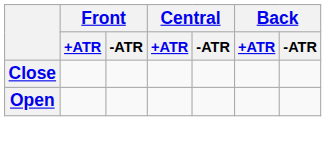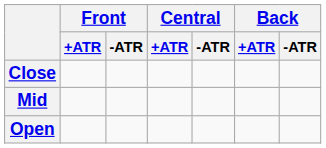+ row: (32, 101)
